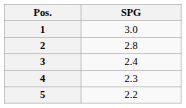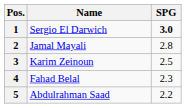+ column: (89, 12)
(131, 29) normal -> (166, 29) bold
(131, 62) 2.4 -> (166, 62) 2.5
